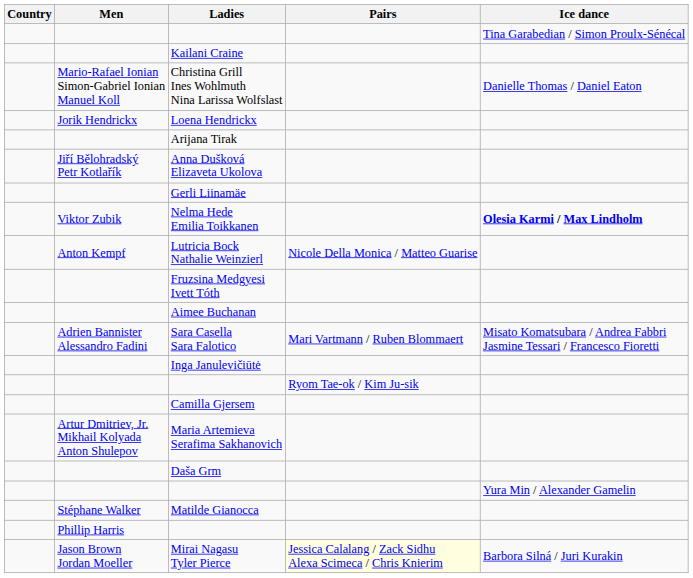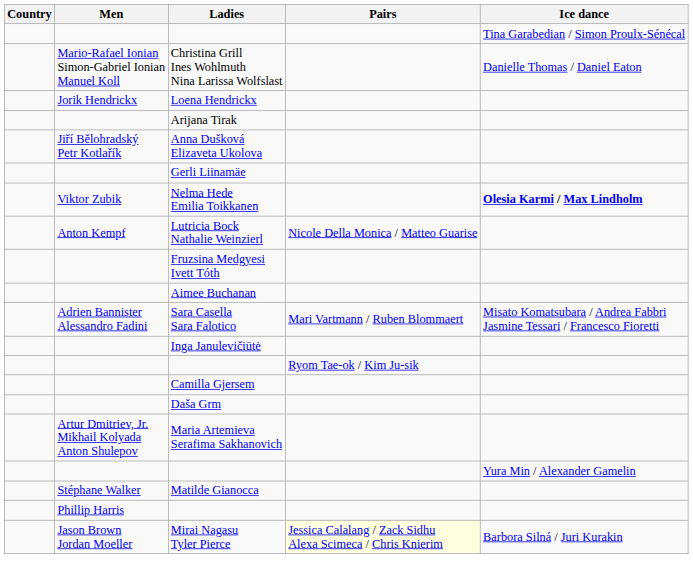- row: (111, 53)
rows swapped: (103, 437) <-> (111, 471)
